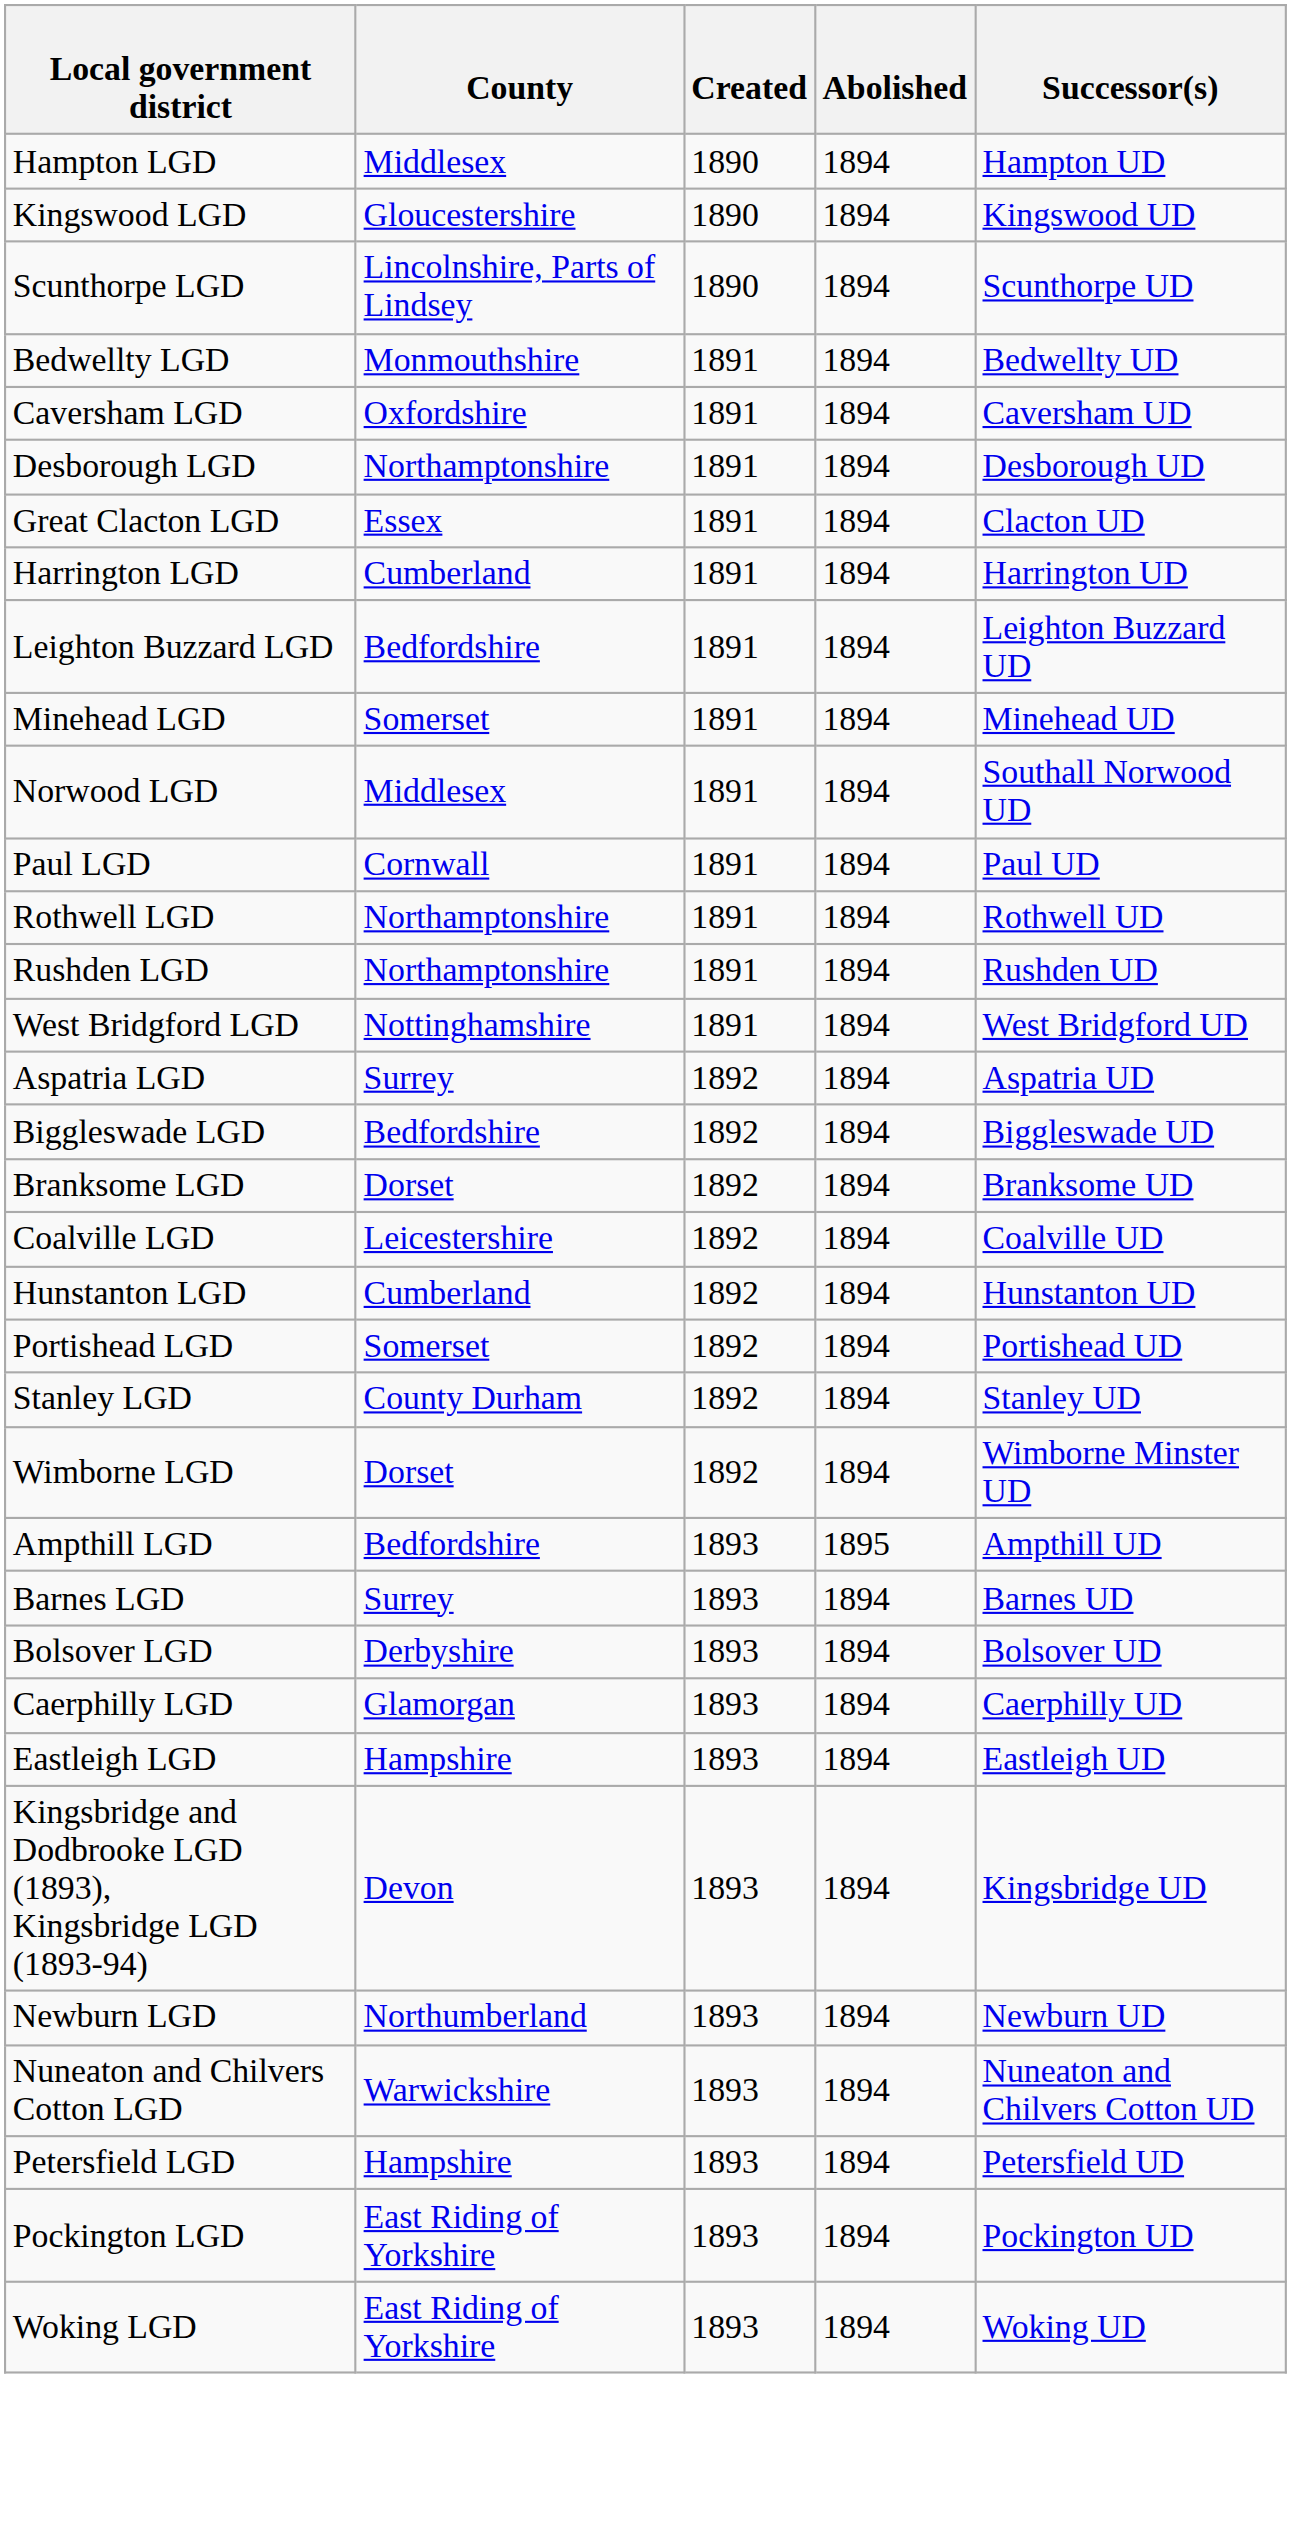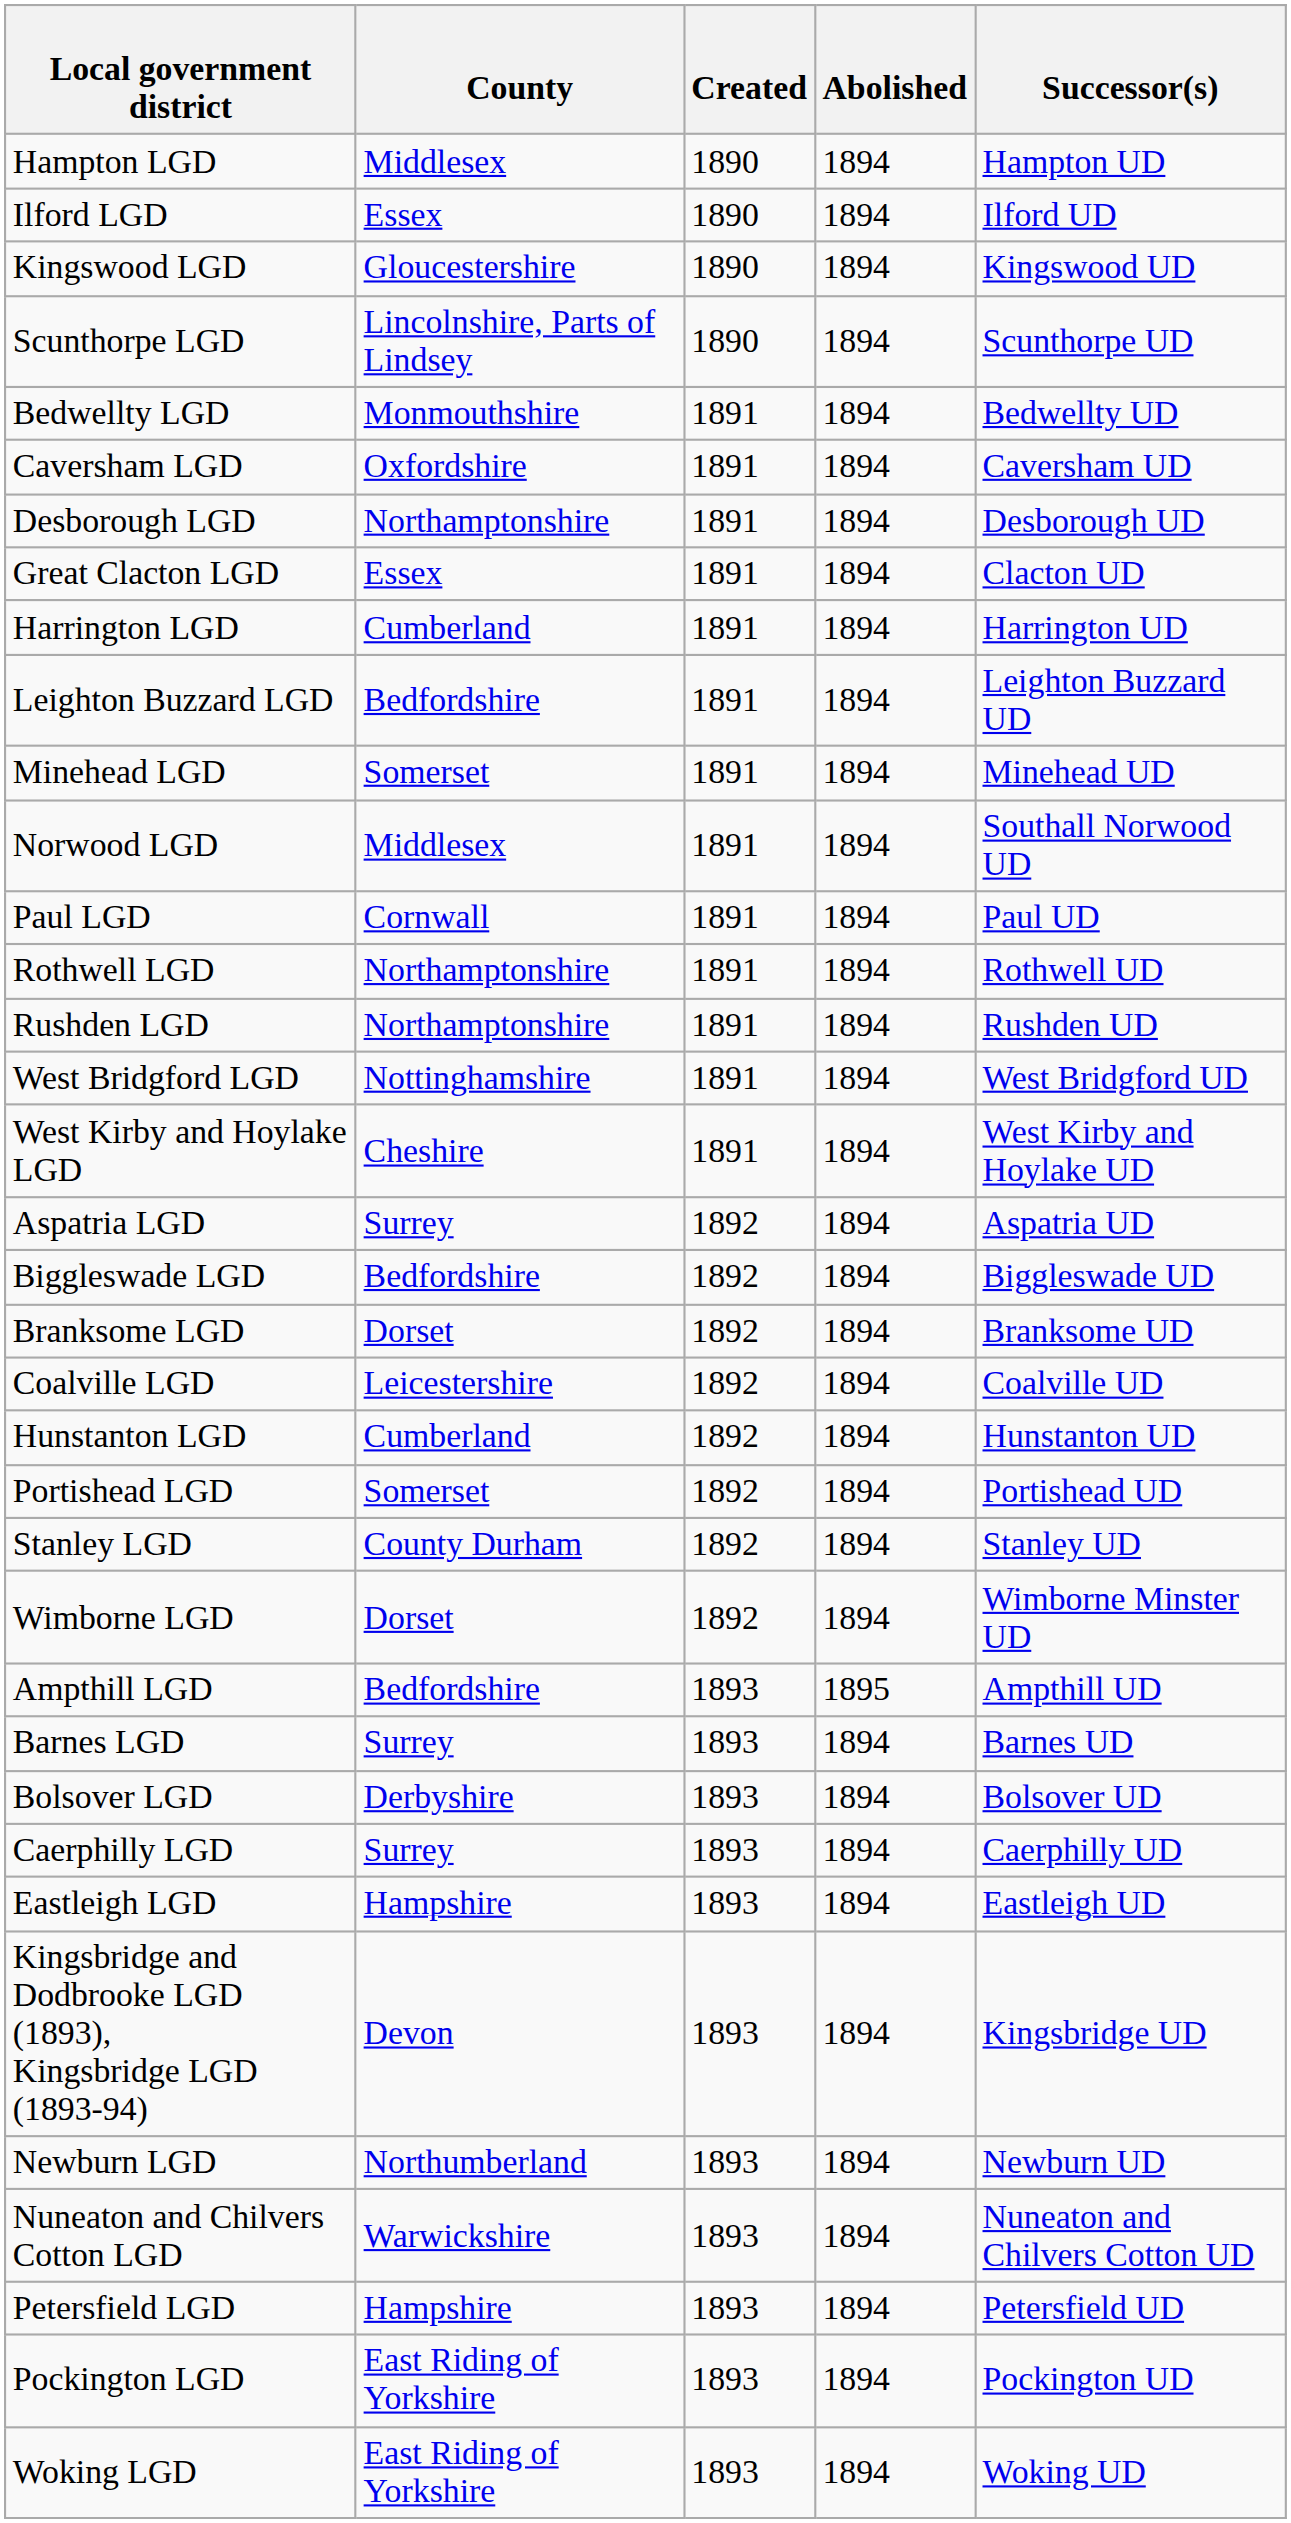+ row: (90, 214)
+ row: (180, 1150)
(439, 1704) Glamorgan -> (409, 1849) Surrey
